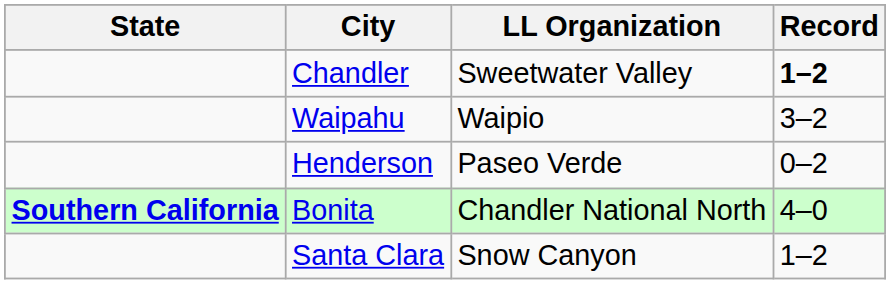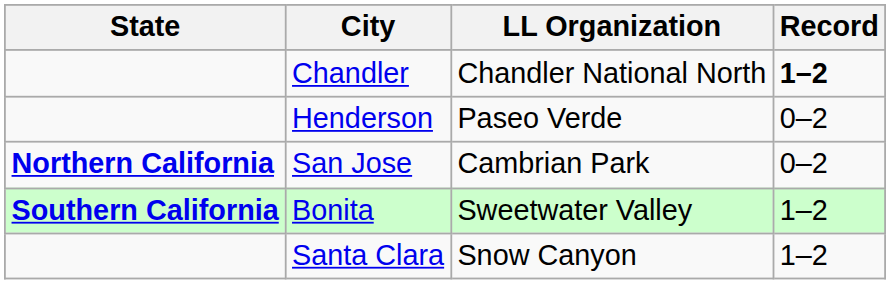(575, 73) Sweetwater Valley -> (612, 73) Chandler National North
- row: (348, 118)
+ row: (352, 164)
(612, 210) Chandler National North -> (575, 210) Sweetwater Valley
(804, 210) 4–0 -> (804, 210) 1–2
